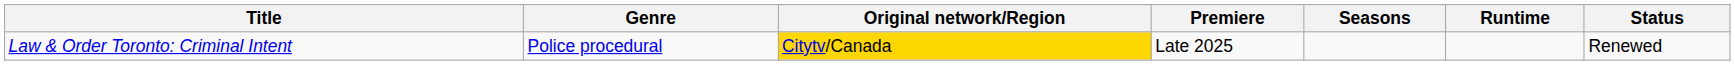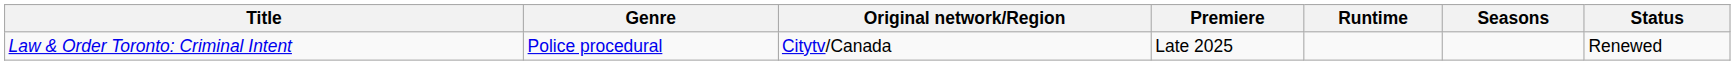columns swapped: (1375, 18) <-> (1515, 18)
(837, 45) gold background -> (837, 45) no background
